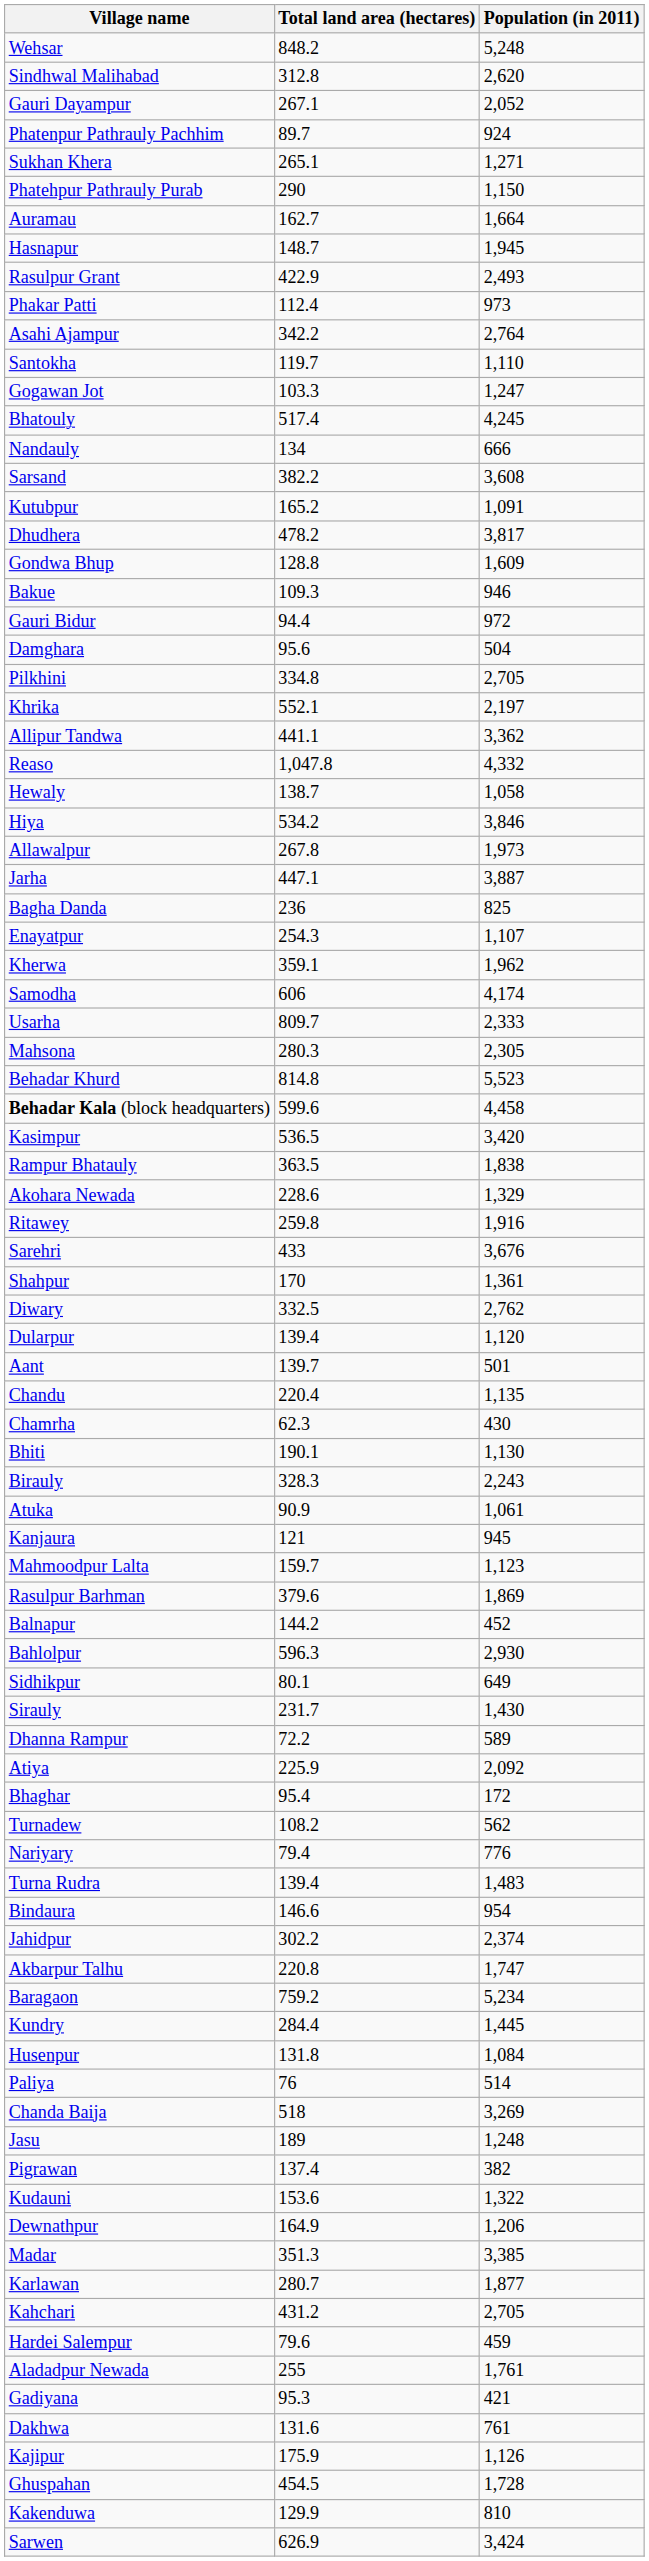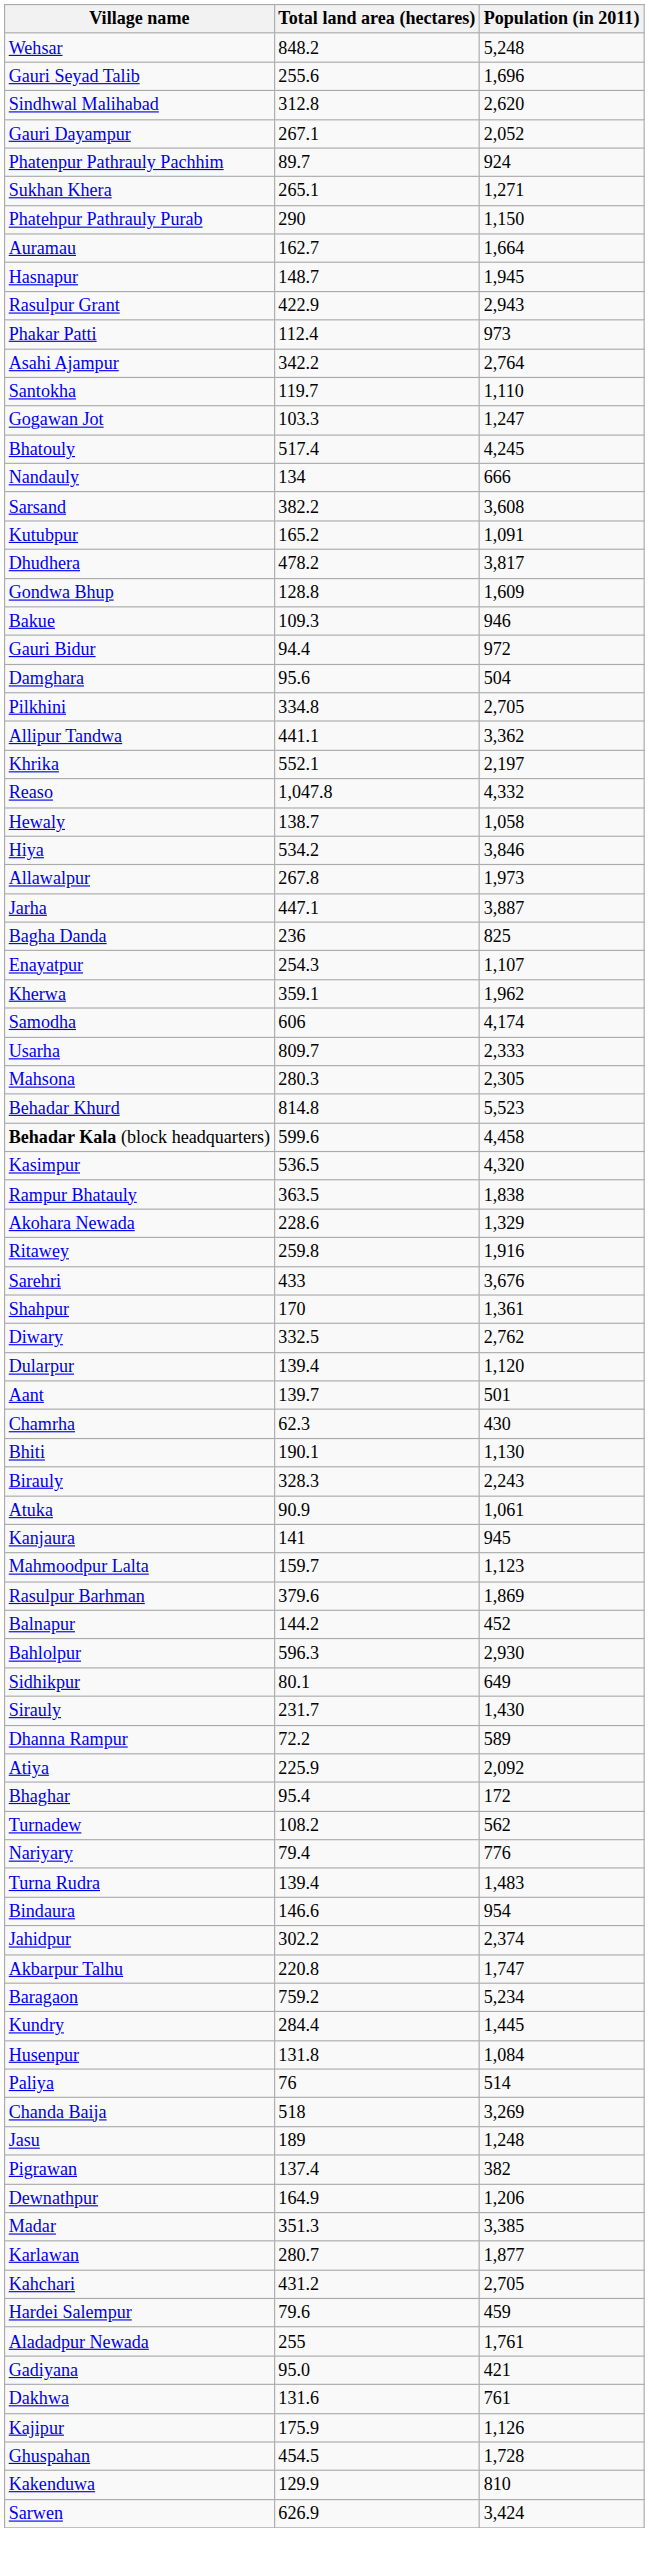+ row: (74, 76)
(504, 276) 2,493 -> (504, 305) 2,943
rows swapped: (34, 707) <-> (65, 735)
(504, 1137) 3,420 -> (504, 1165) 4,320
- row: (37, 1395)
(292, 1538) 121 -> (292, 1538) 141
- row: (40, 2198)
(294, 2398) 95.3 -> (294, 2370) 95.0
